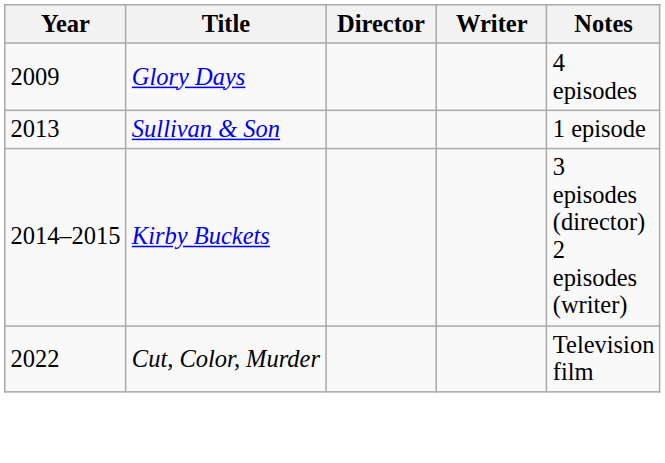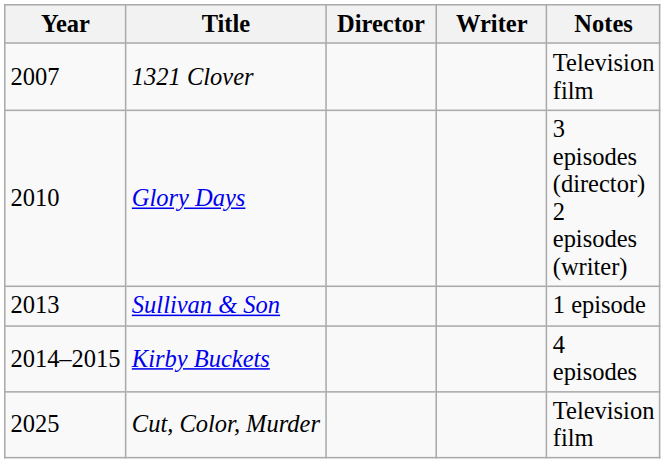+ row: (193, 76)
(35, 76) 2009 -> (35, 197) 2010
(595, 76) 4 episodes -> (599, 197) 3 episodes (director) 2 episodes (writer)
(599, 236) 3 episodes (director) 2 episodes (writer) -> (595, 358) 4 episodes
(35, 358) 2022 -> (35, 424) 2025
